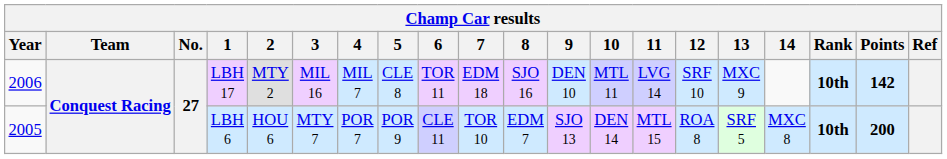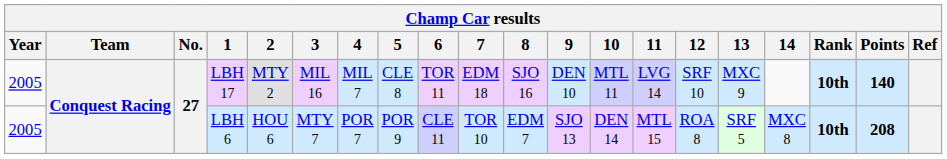(25, 82) 2006 -> (25, 82) 2005
(882, 82) 142 -> (882, 82) 140
(882, 129) 200 -> (882, 129) 208
